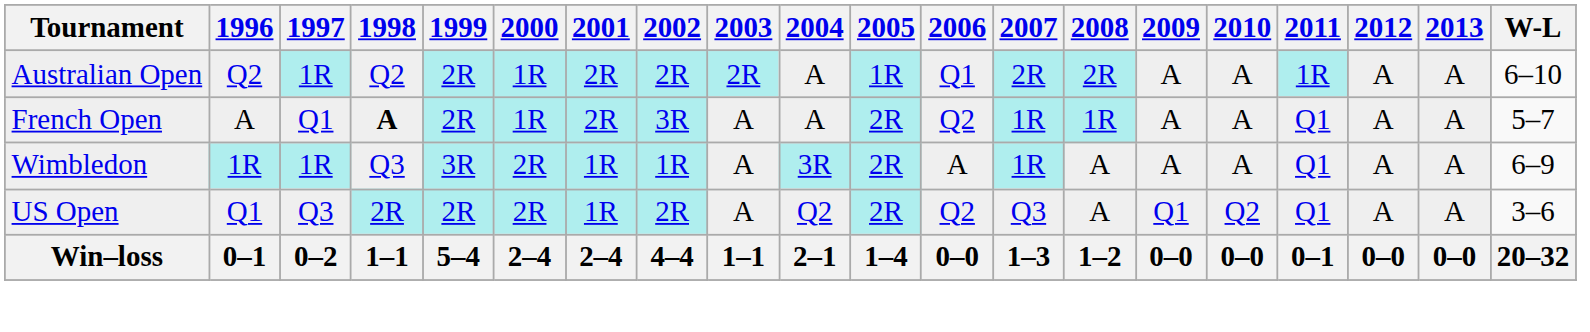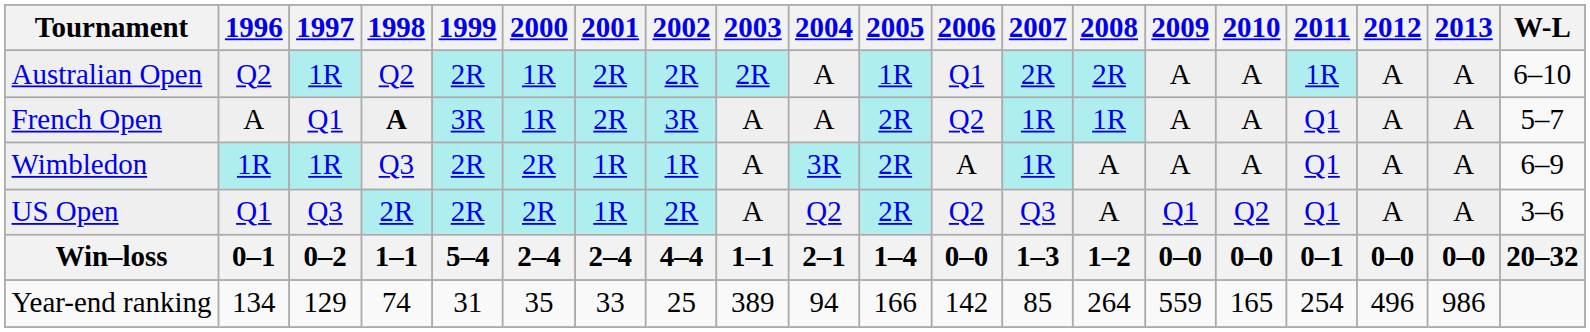(458, 119) 2R -> (468, 119) 3R
(458, 165) 3R -> (468, 165) 2R
+ row: (112, 303)
